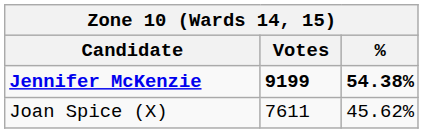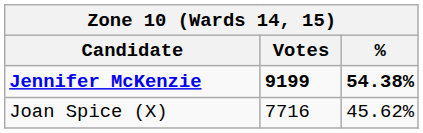(287, 112) 7611 -> (287, 112) 7716
